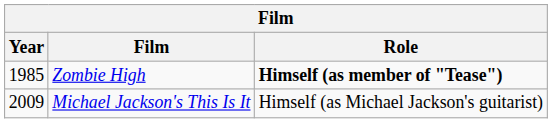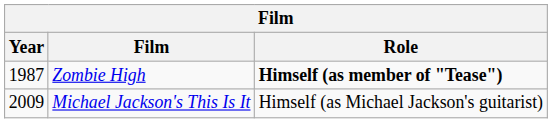(26, 74) 1985 -> (26, 74) 1987
